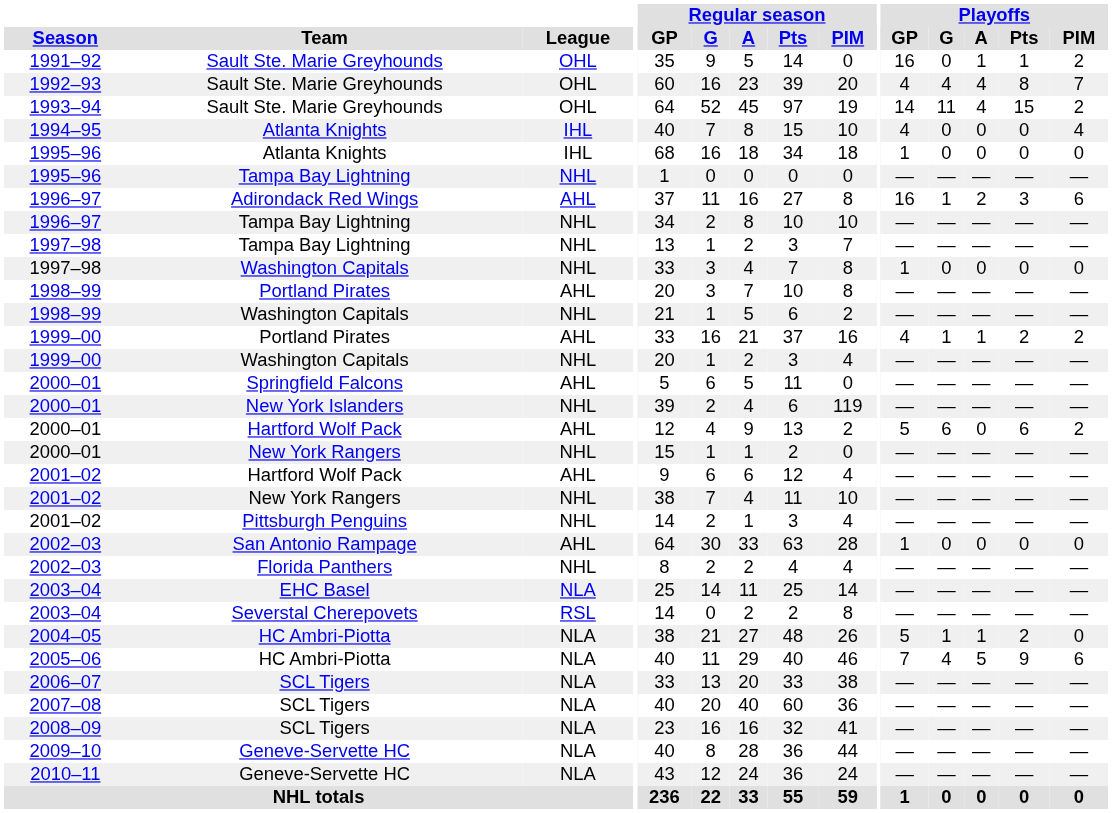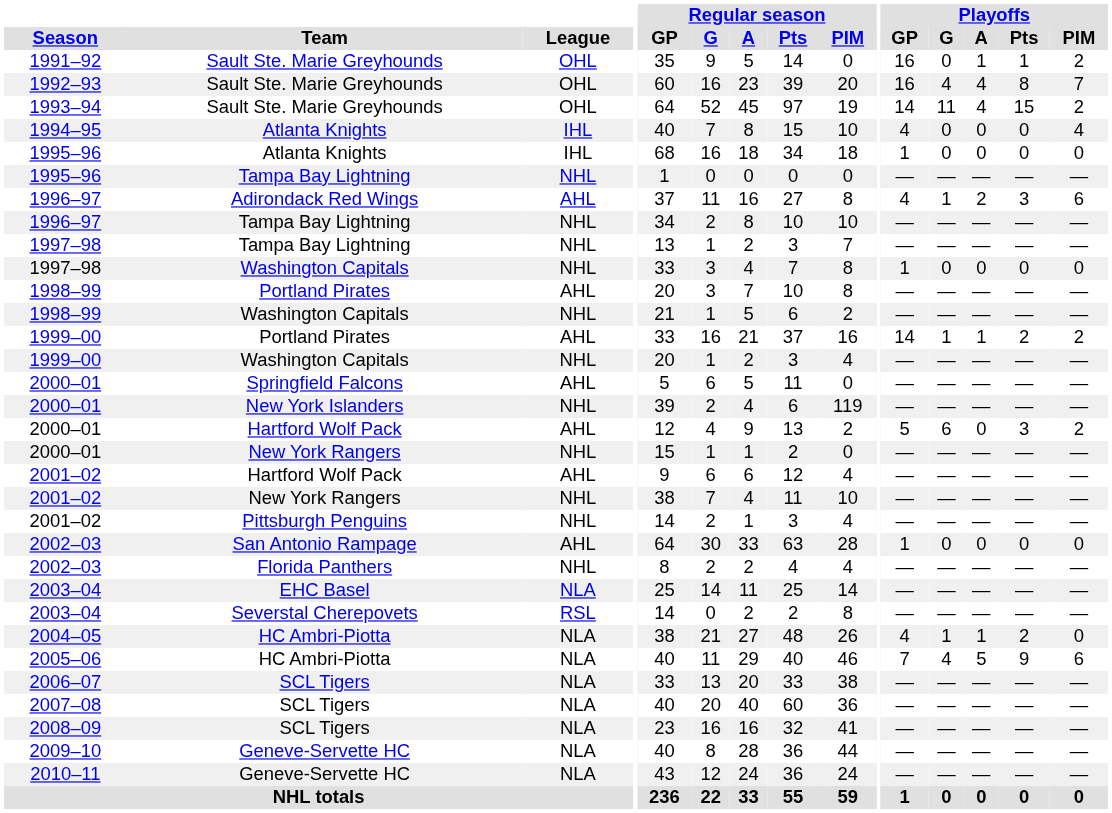(905, 84) 4 -> (905, 84) 16
(905, 199) 16 -> (905, 199) 4
(905, 337) 4 -> (905, 337) 14
(1024, 429) 6 -> (1024, 429) 3
(905, 636) 5 -> (905, 636) 4
